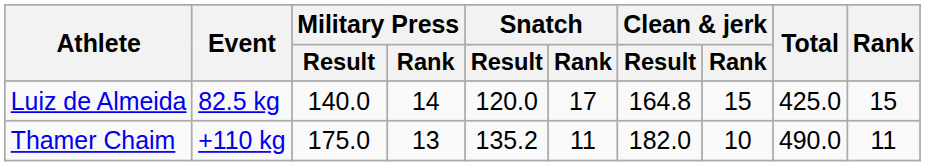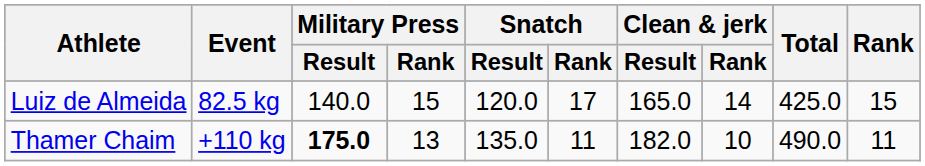(426, 101) 14 -> (426, 101) 15
(660, 101) 164.8 -> (660, 101) 165.0
(738, 101) 15 -> (738, 101) 14
(339, 141) normal -> (339, 141) bold
(507, 141) 135.2 -> (507, 141) 135.0
